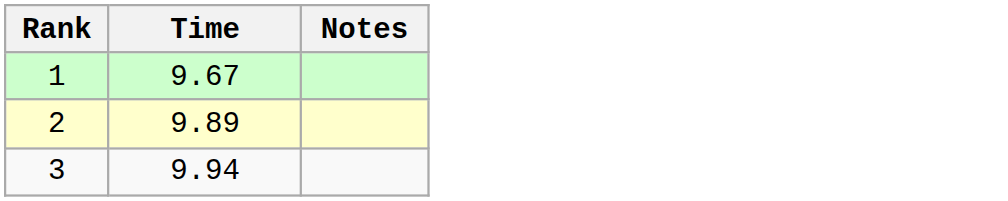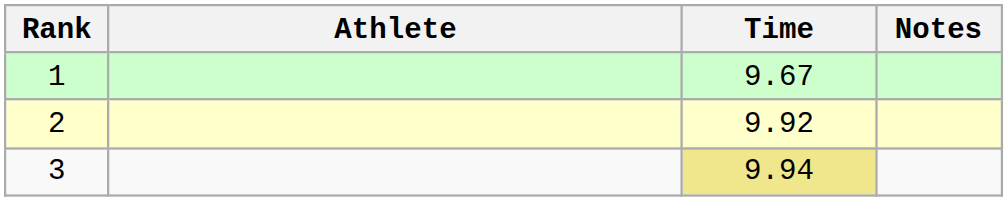+ column: (395, 29)
(205, 124) 9.89 -> (779, 124) 9.92
(205, 171) no background -> (779, 171) khaki background
